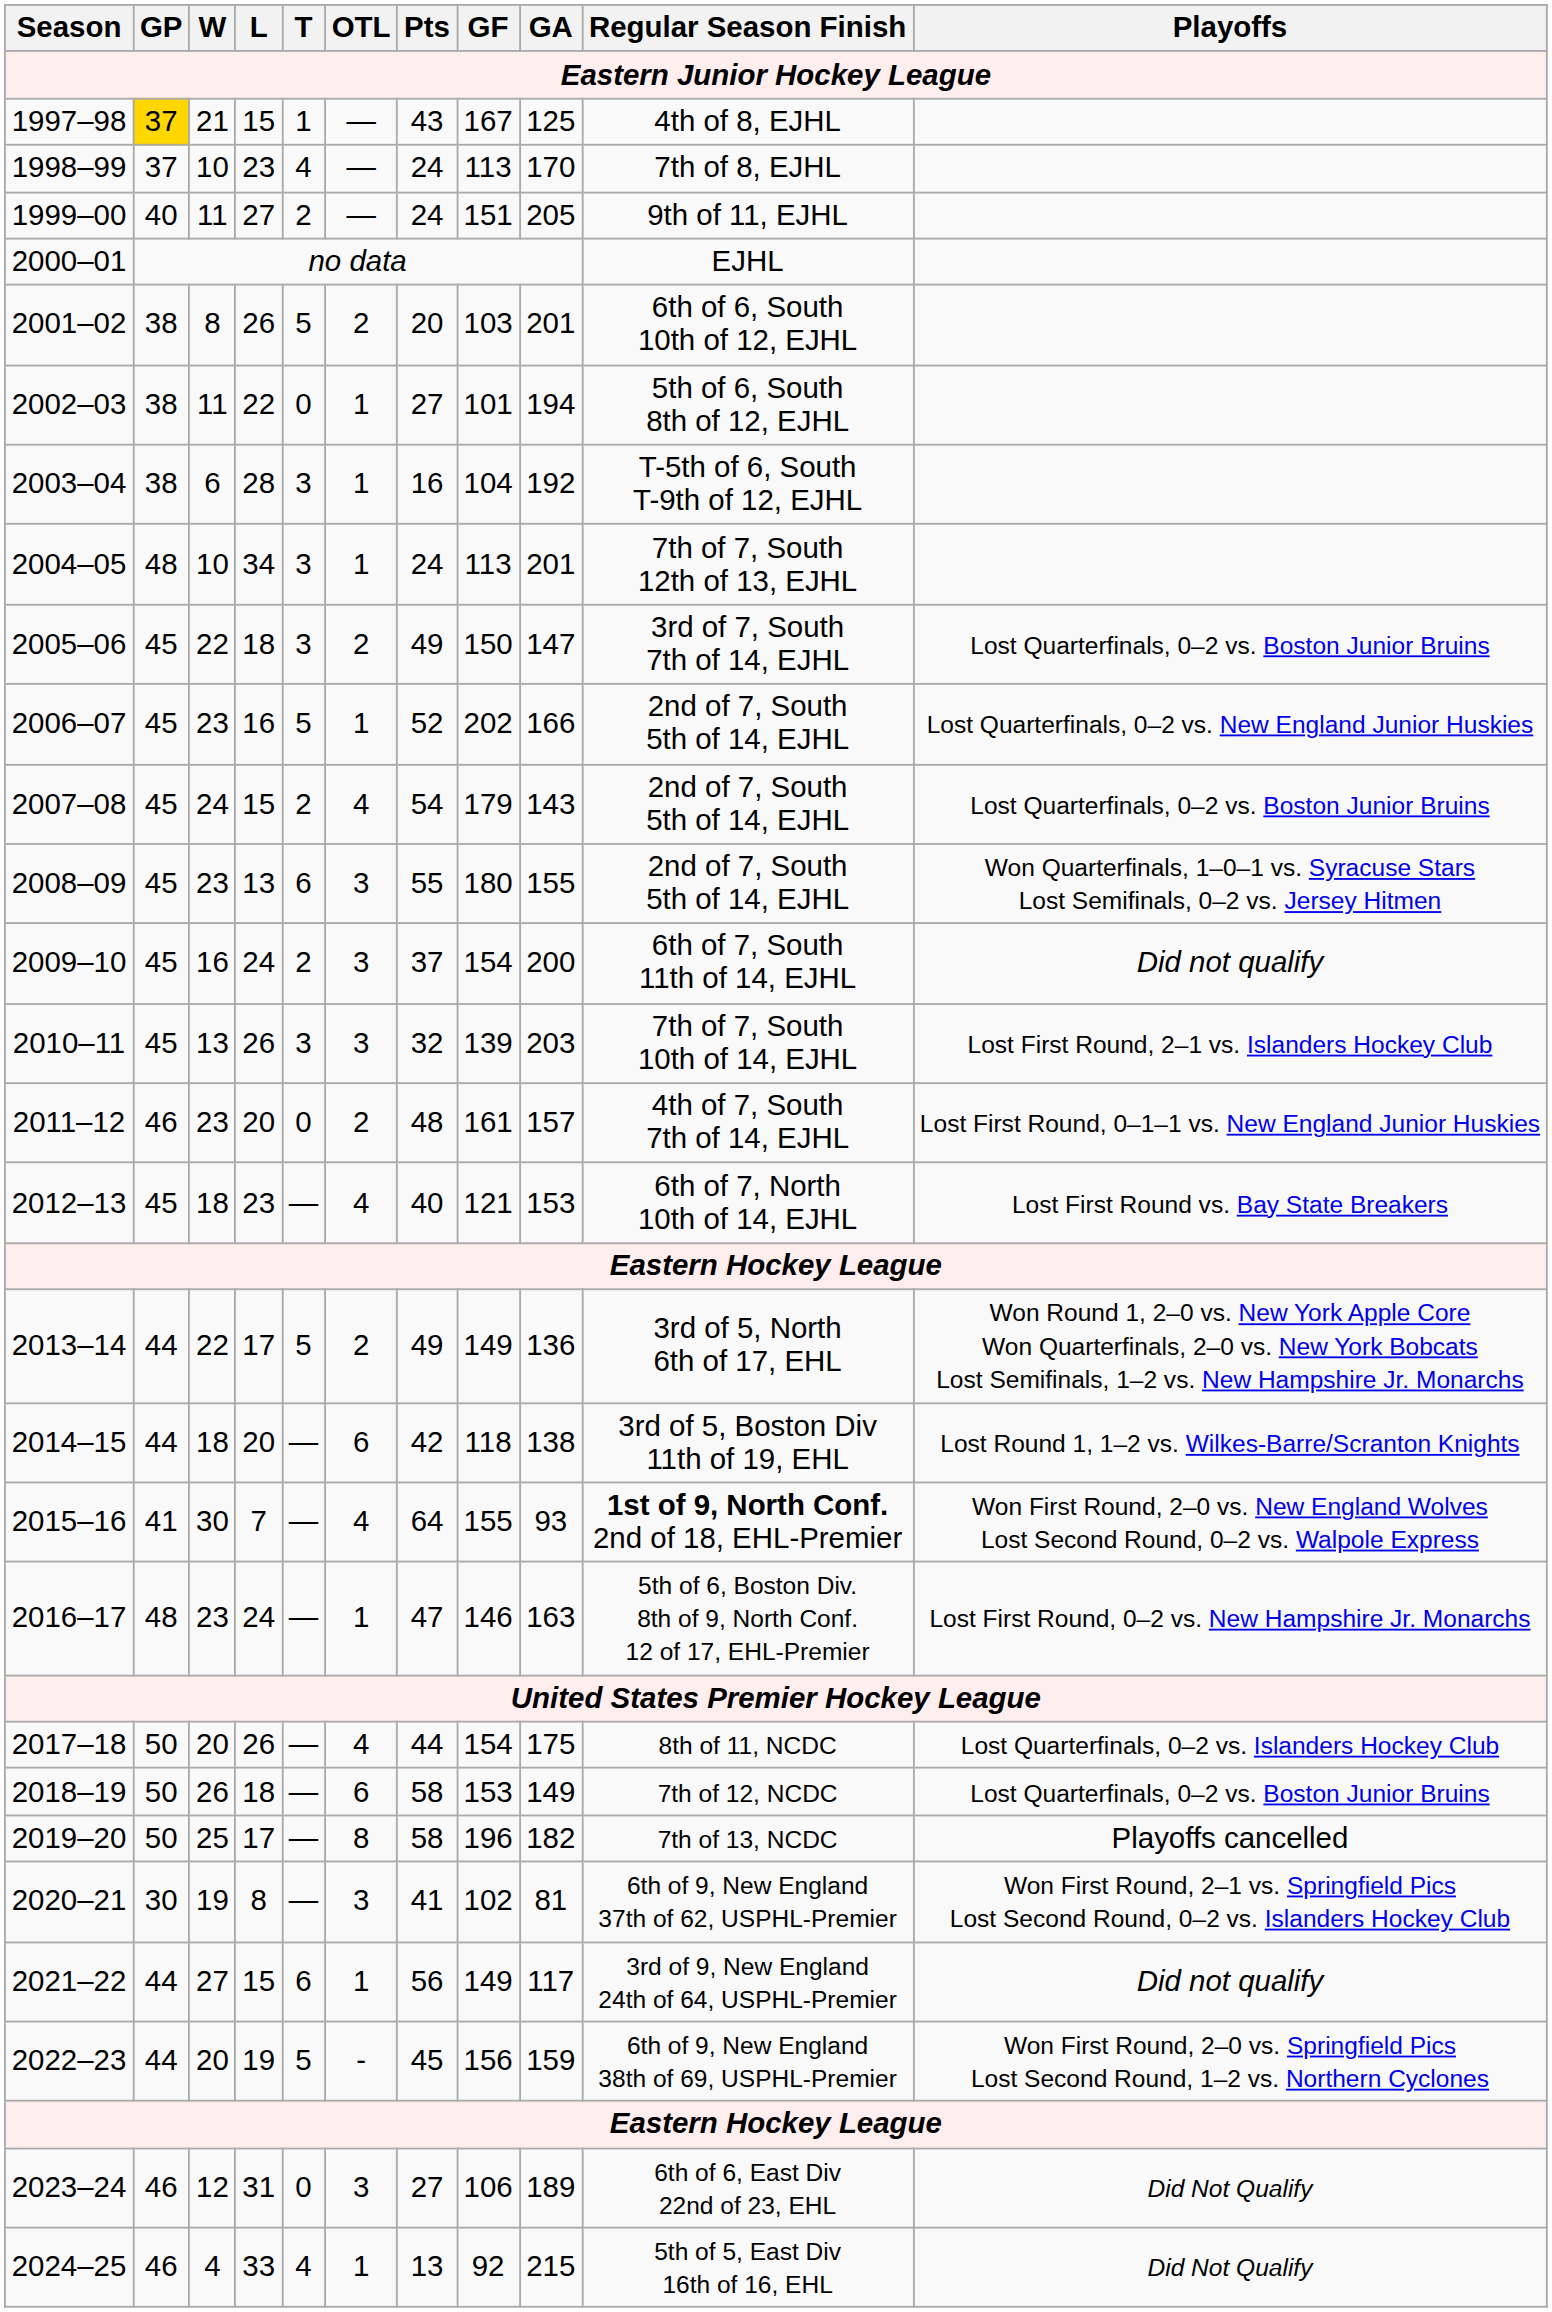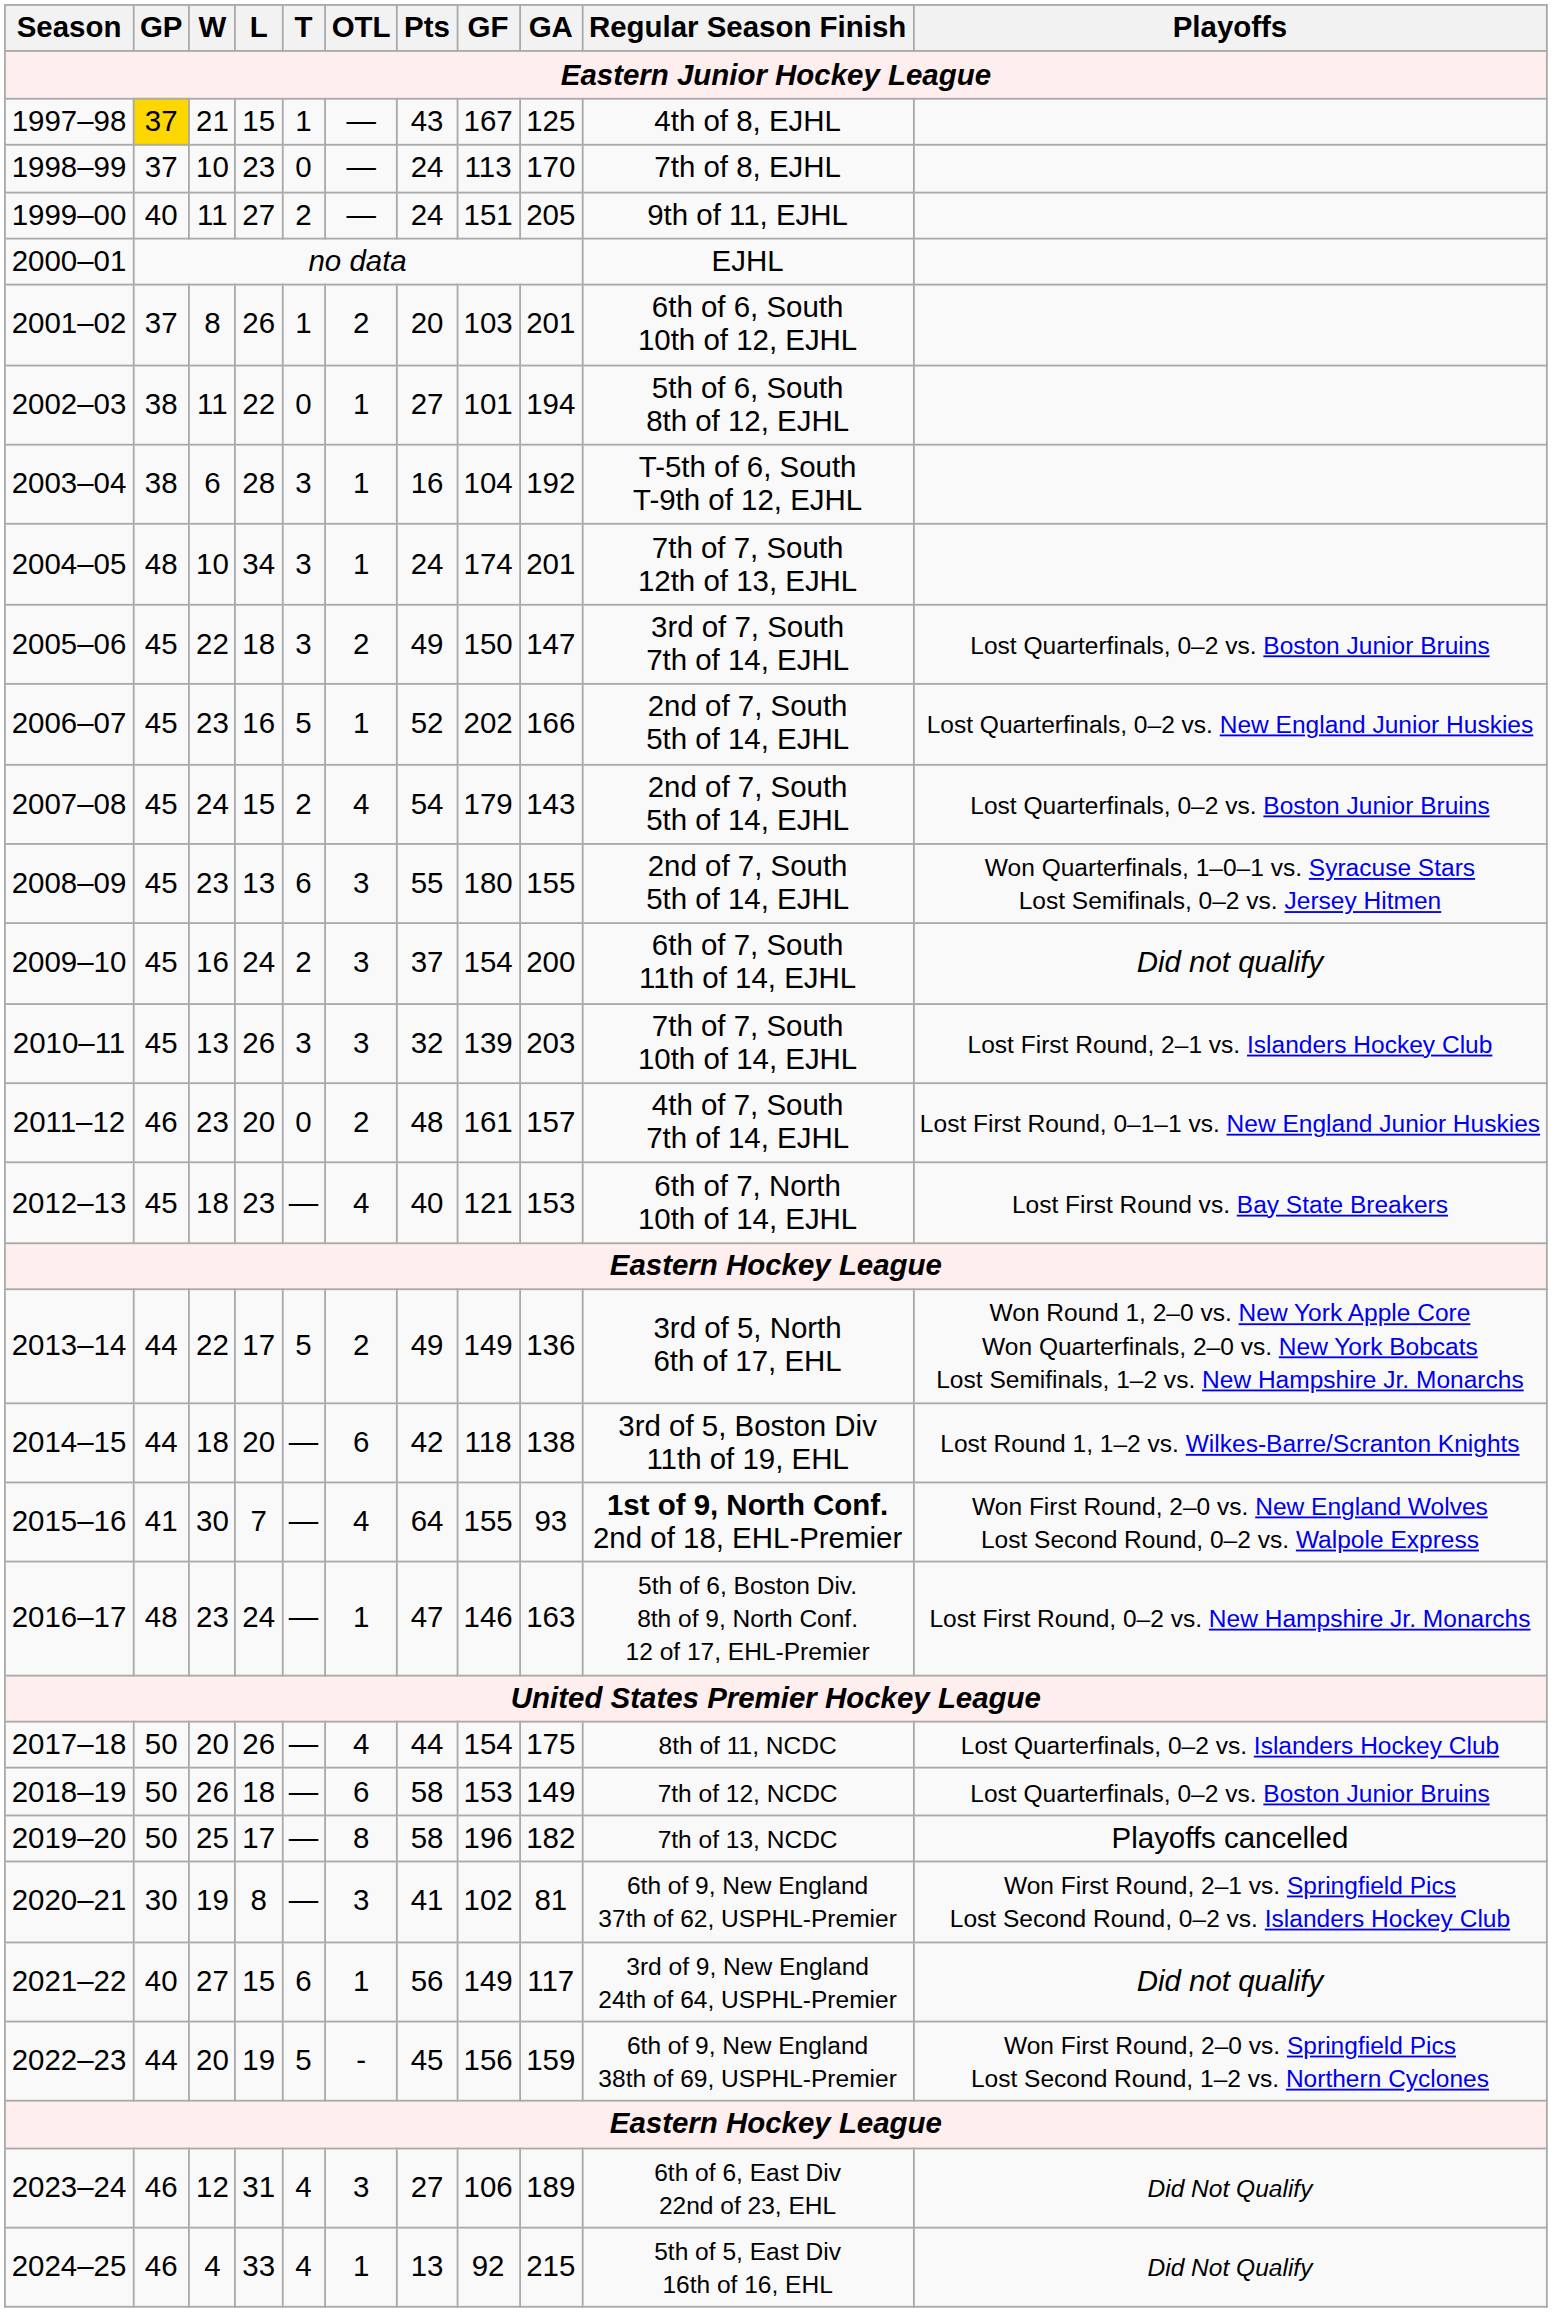(303, 167) 4 -> (303, 167) 0
(161, 324) 38 -> (161, 324) 37
(303, 324) 5 -> (303, 324) 1
(488, 563) 113 -> (488, 563) 174
(161, 1981) 44 -> (161, 1981) 40
(303, 2187) 0 -> (303, 2187) 4
